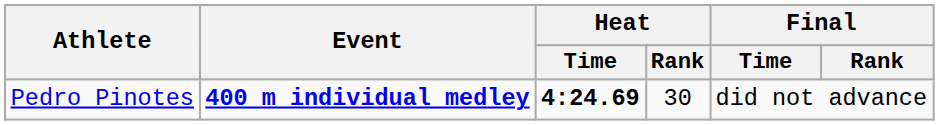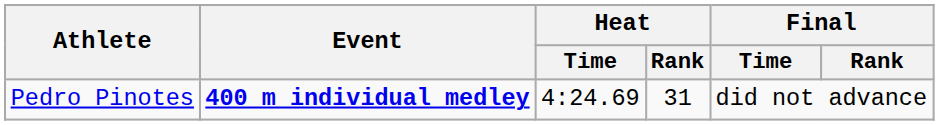(590, 99) bold -> (590, 99) normal
(678, 99) 30 -> (678, 99) 31
